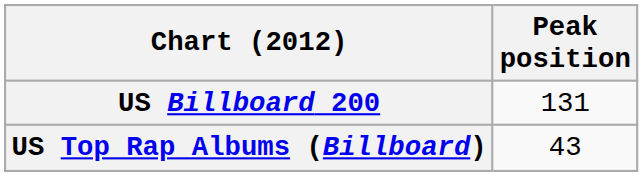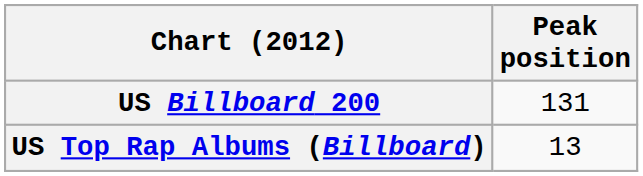(565, 148) 43 -> (565, 148) 13
